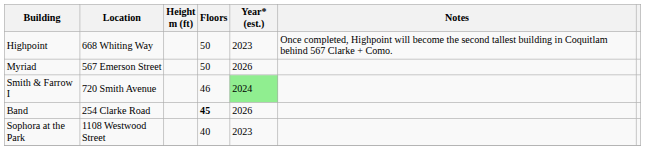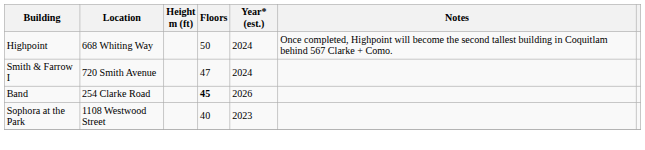(242, 45) 2023 -> (242, 45) 2024
- row: (21, 67)
(205, 88) 46 -> (205, 72) 47
(242, 88) lightgreen background -> (242, 72) no background
